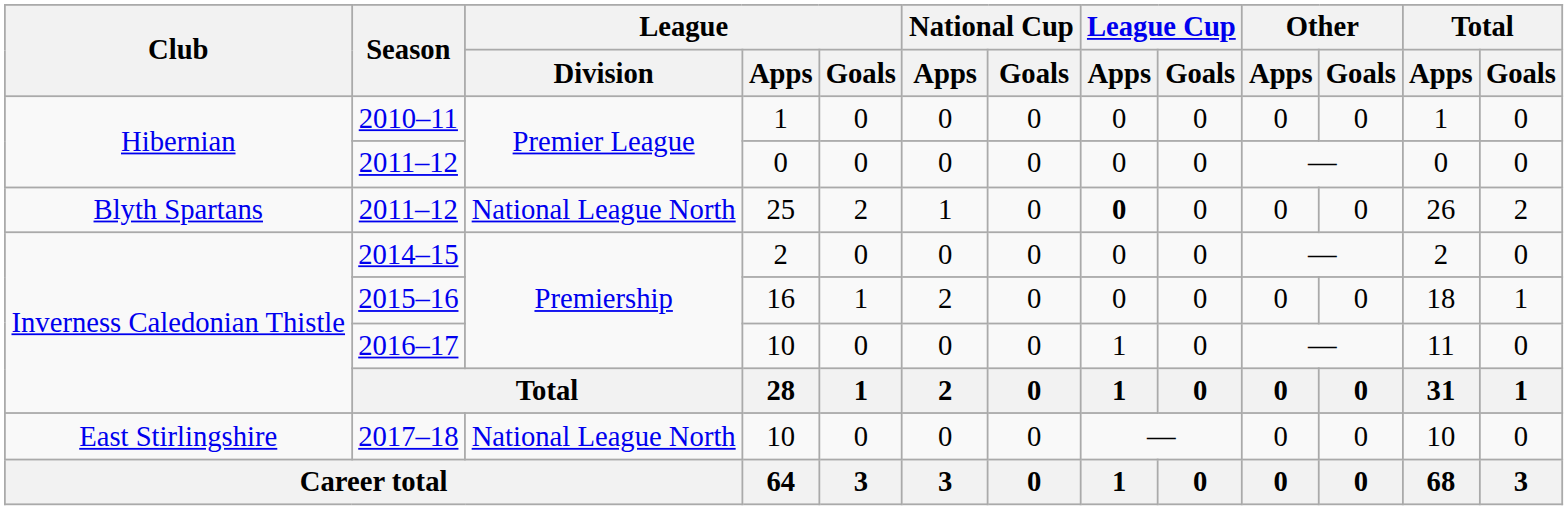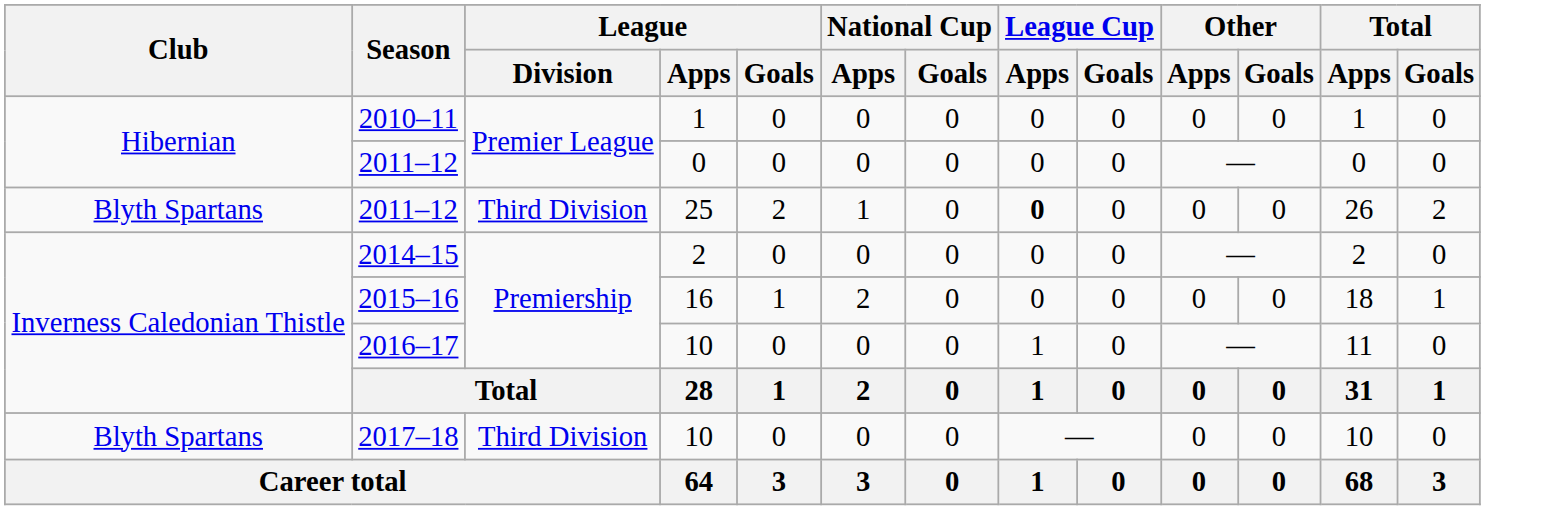(604, 208) National League North -> (563, 208) Third Division
(178, 436) East Stirlingshire -> (178, 436) Blyth Spartans
(604, 436) National League North -> (563, 436) Third Division
